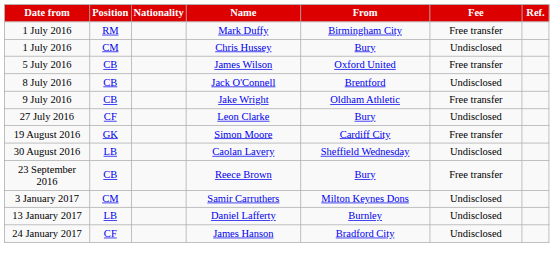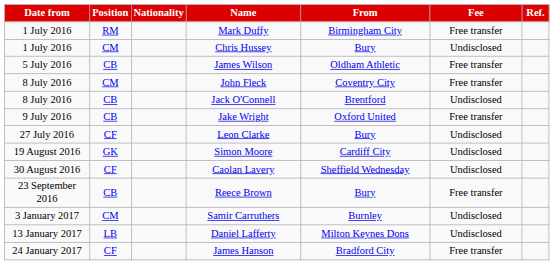(365, 65) Oxford United -> (365, 65) Oldham Athletic
+ row: (243, 82)
(365, 100) Oldham Athletic -> (365, 117) Oxford United
(476, 134) Free transfer -> (476, 152) Undisclosed
(110, 152) LB -> (110, 169) CF
(365, 199) Milton Keynes Dons -> (365, 216) Burnley
(365, 216) Burnley -> (365, 234) Milton Keynes Dons
(476, 234) Undisclosed -> (476, 251) Free transfer
